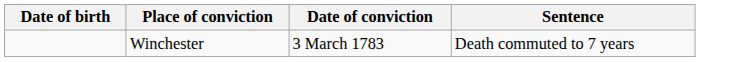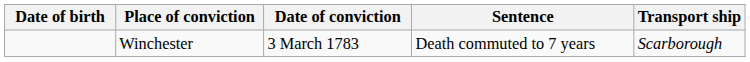+ column: (689, 17)
